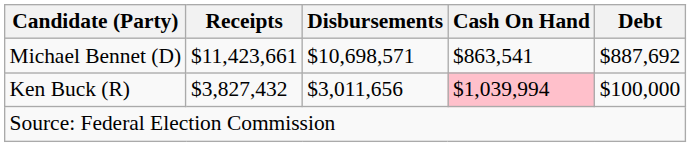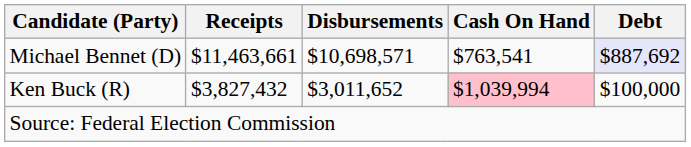(244, 55) $11,423,661 -> (244, 55) $11,463,661
(493, 55) $863,541 -> (493, 55) $763,541
(640, 55) no background -> (640, 55) lavender background
(355, 89) $3,011,656 -> (355, 89) $3,011,652
